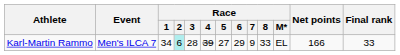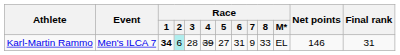(166, 43) normal -> (166, 43) bold
(239, 43) 29 -> (239, 43) 31
(317, 43) 166 -> (317, 43) 146
(369, 43) 33 -> (369, 43) 31
